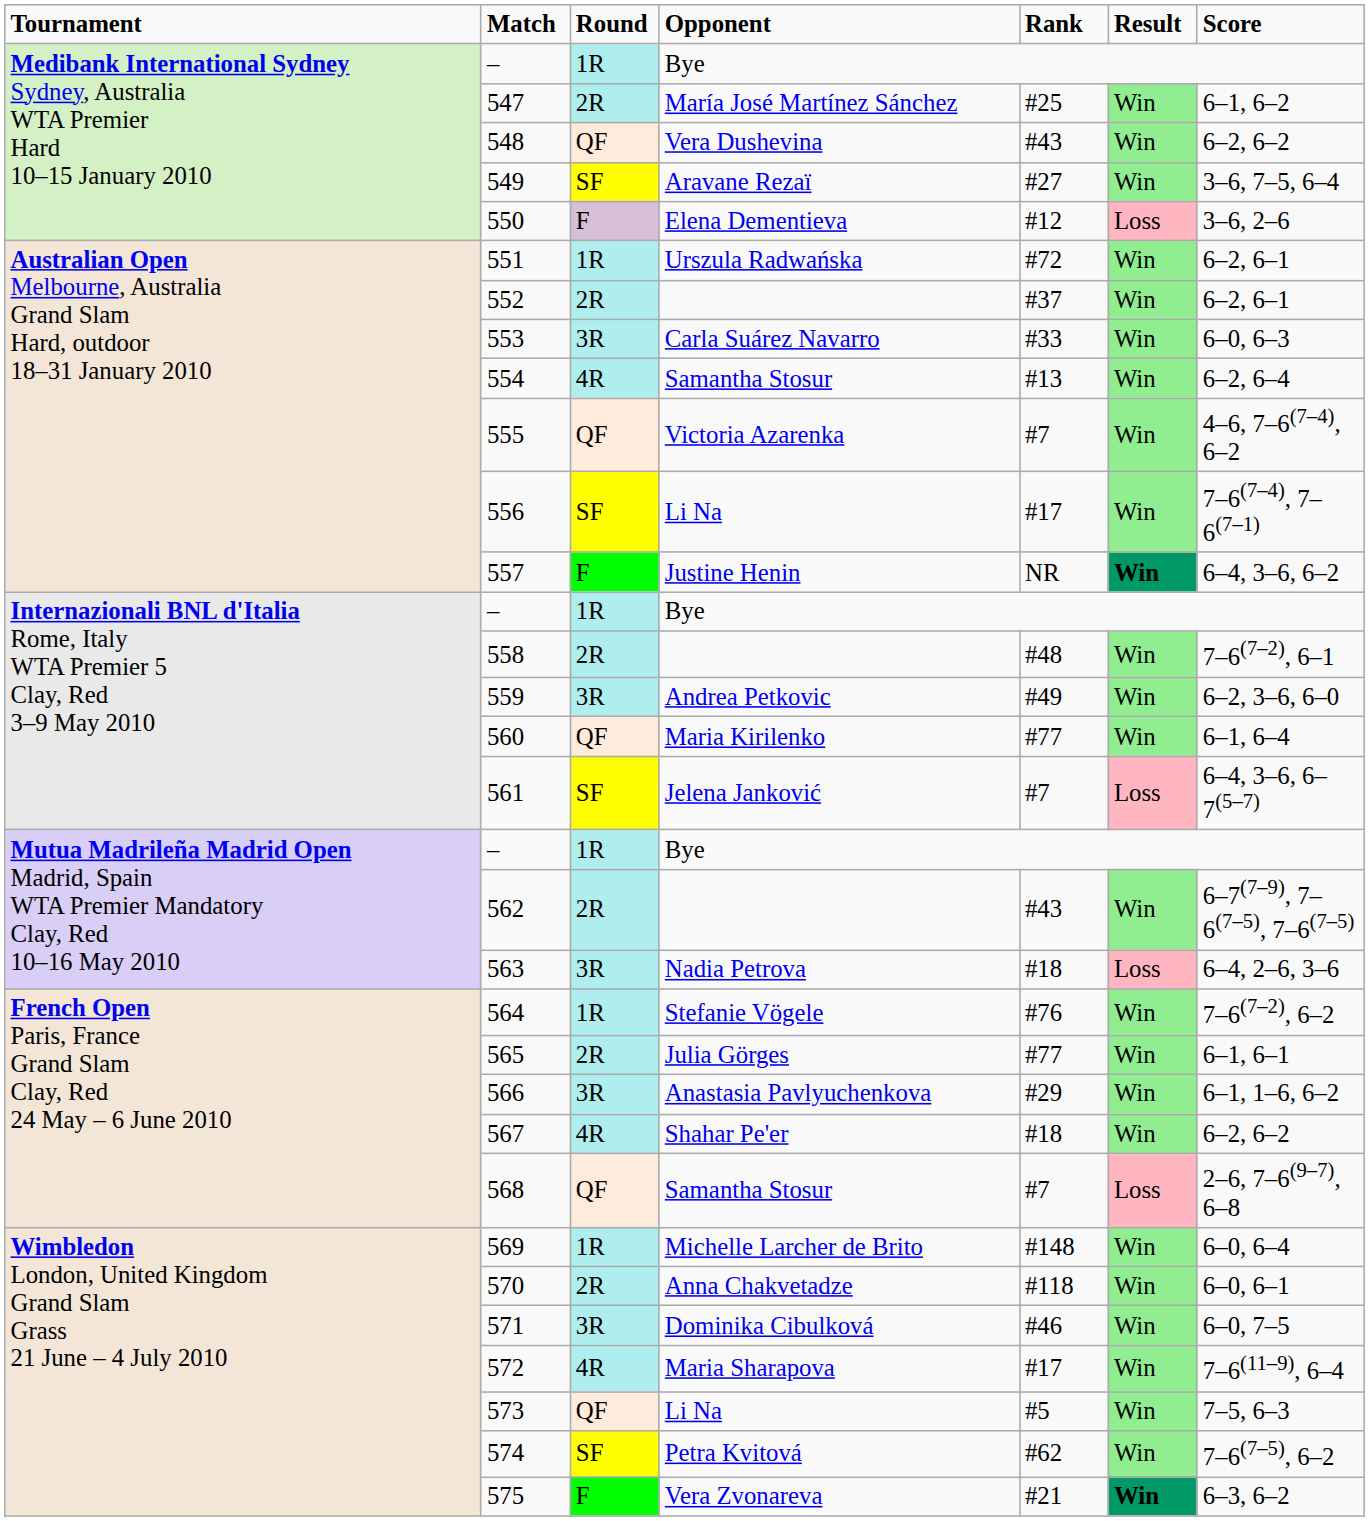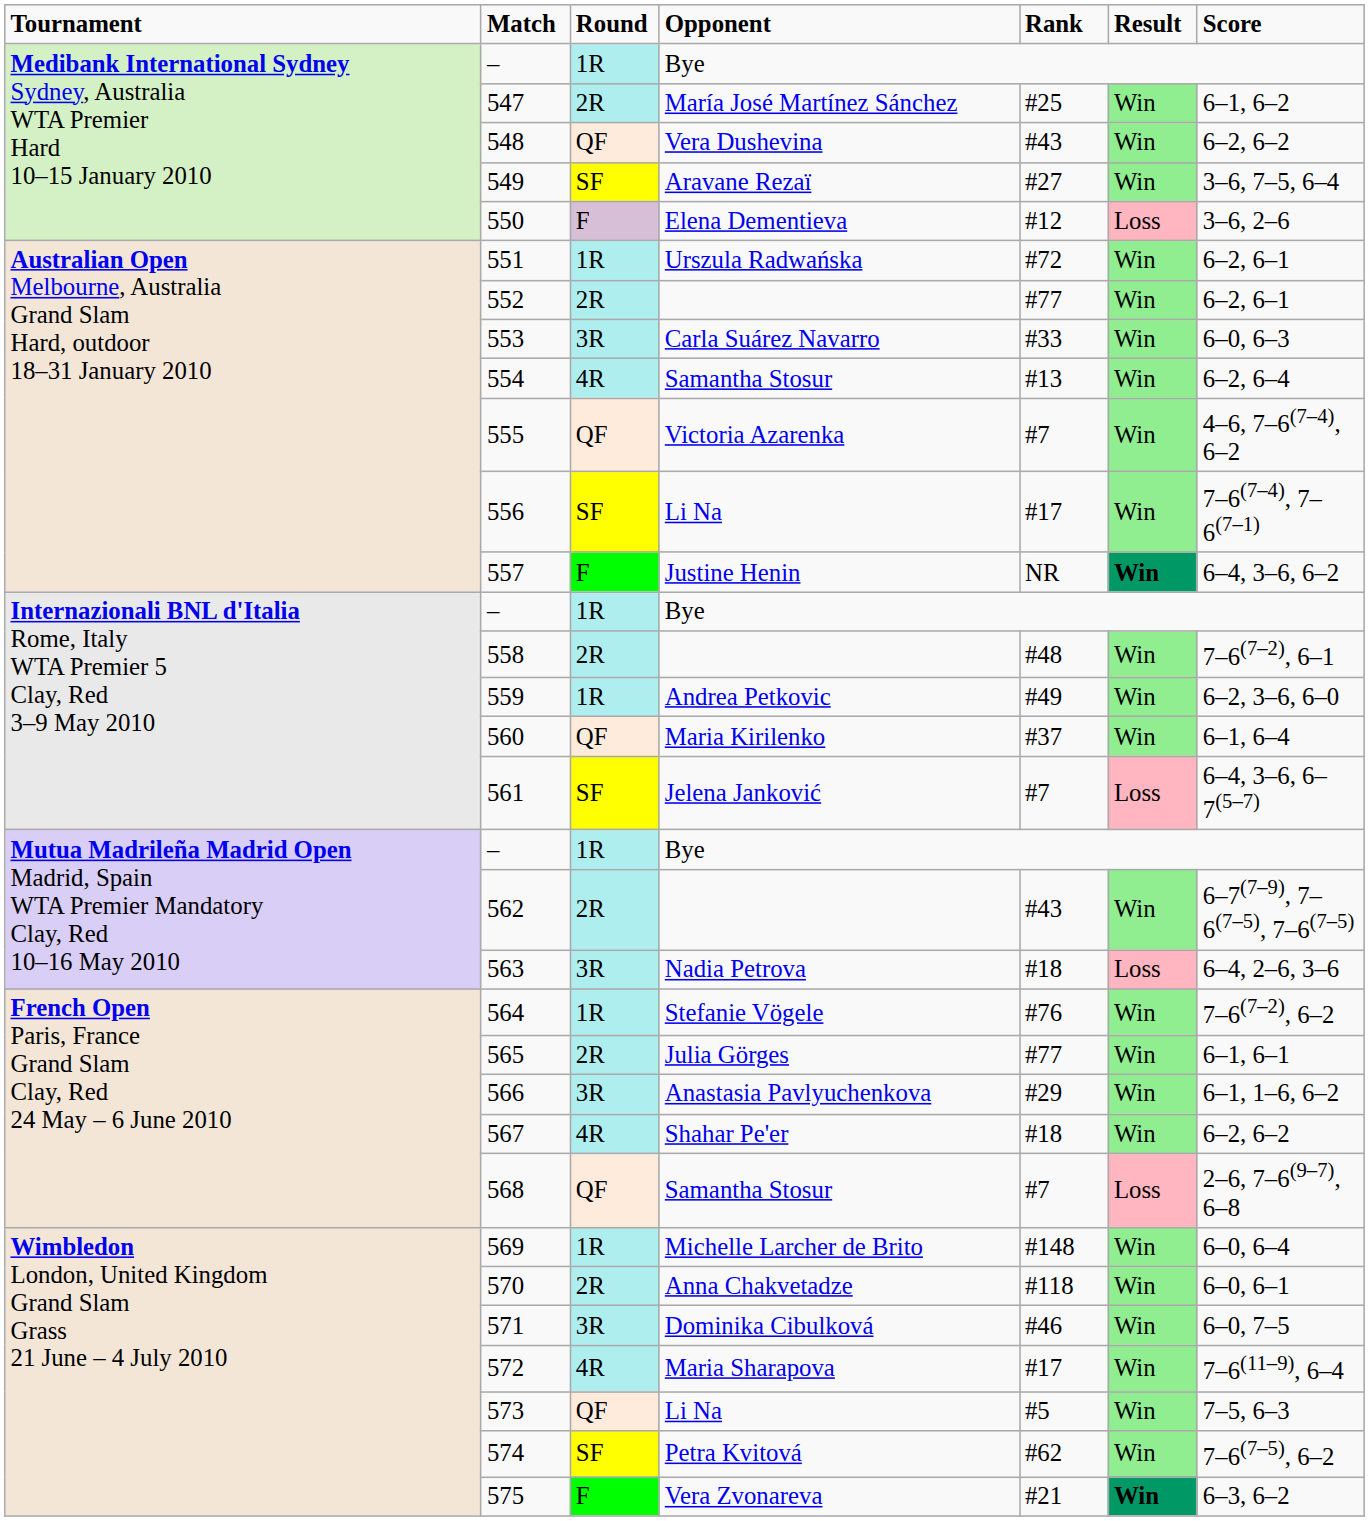(1044, 299) #37 -> (1044, 299) #77
(590, 696) 3R -> (590, 696) 1R
(1044, 736) #77 -> (1044, 736) #37
